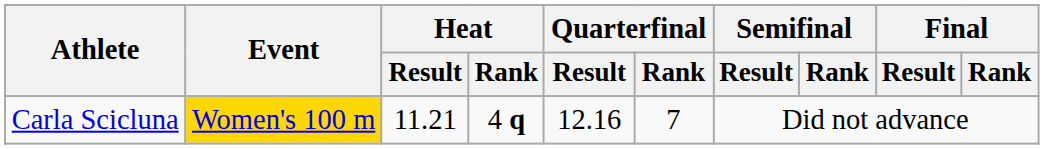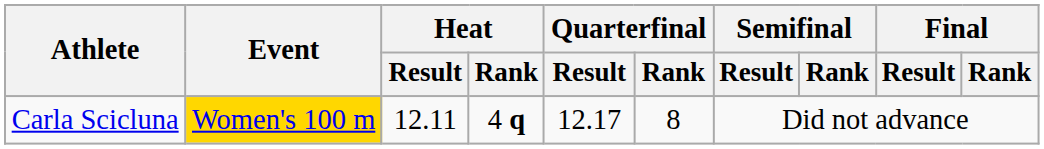(425, 119) 11.21 -> (425, 119) 12.11
(589, 119) 12.16 -> (589, 119) 12.17
(673, 119) 7 -> (673, 119) 8
